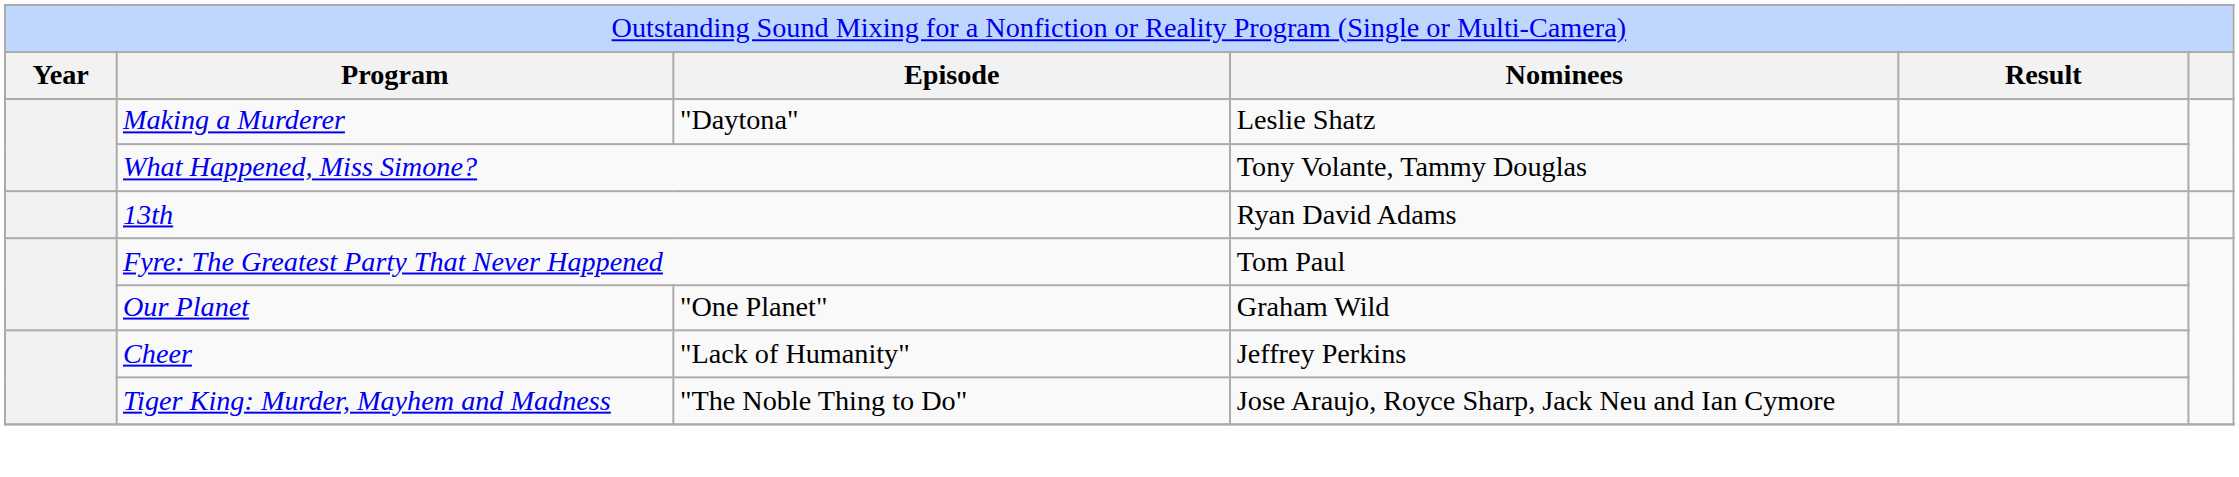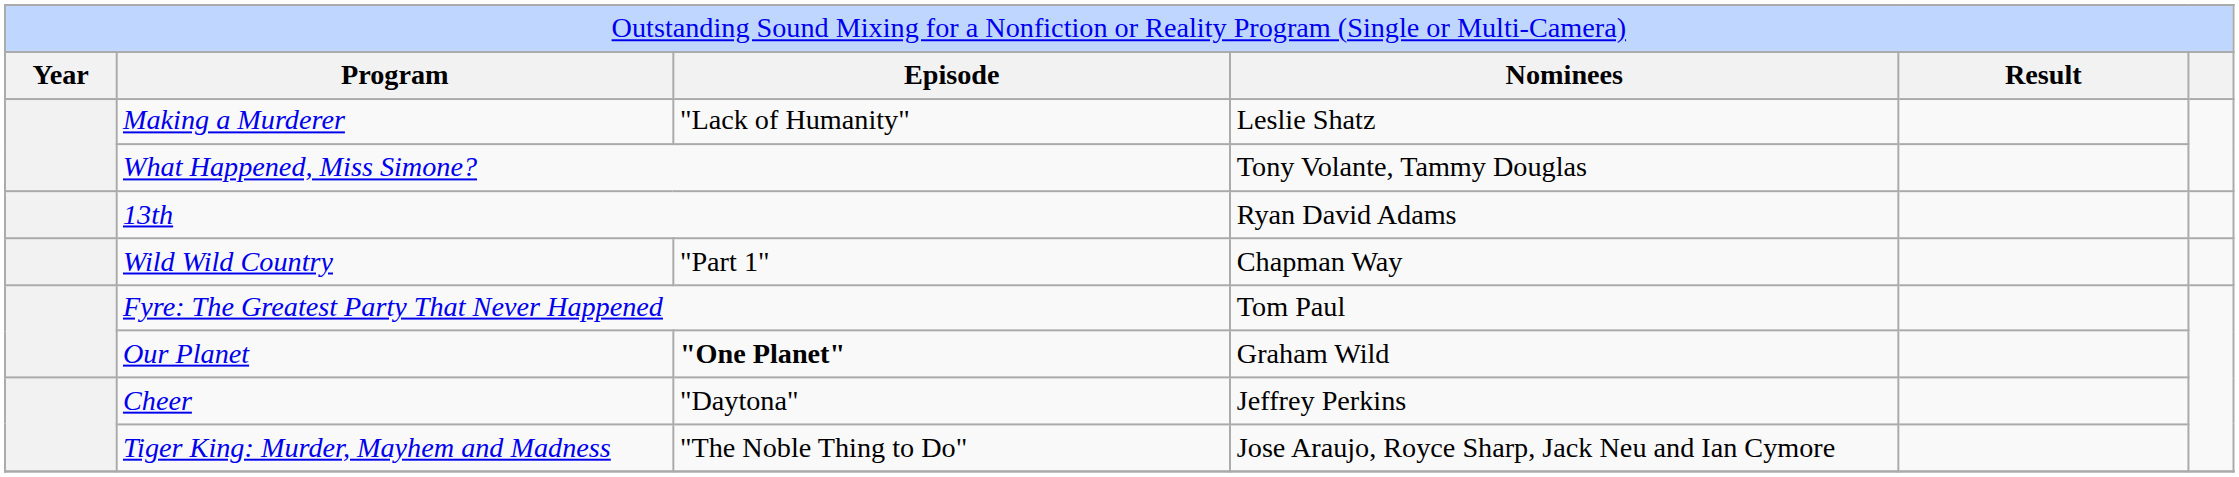(739, 121) "Daytona" -> (795, 121) "Lack of Humanity"
+ row: (228, 260)
(754, 307) normal -> (763, 354) bold
(795, 354) "Lack of Humanity" -> (739, 400) "Daytona"
